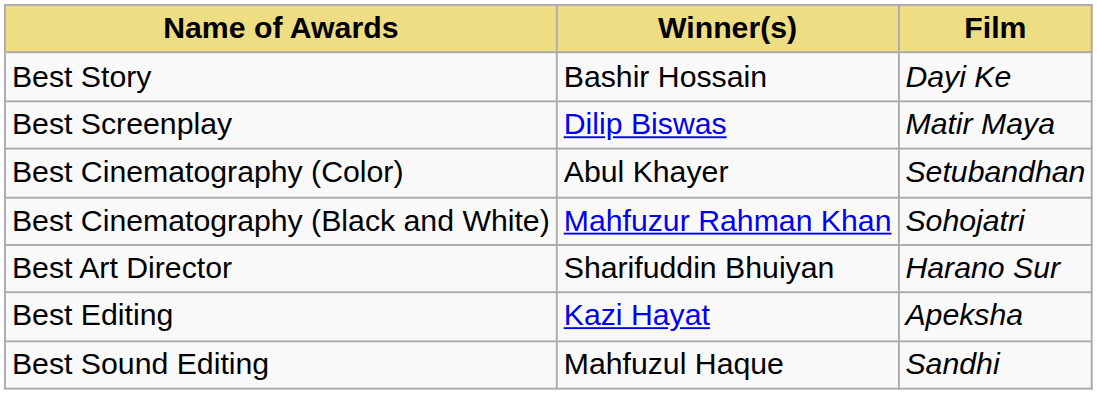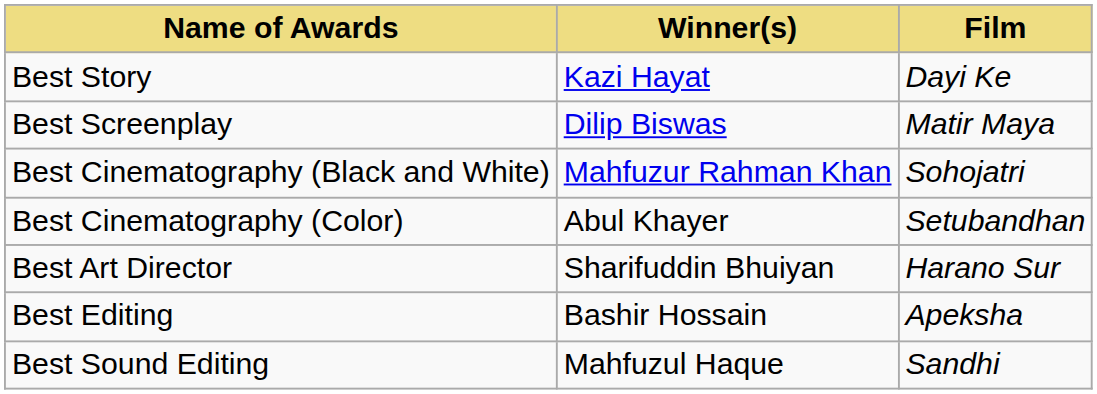(665, 76) Bashir Hossain -> (637, 76) Kazi Hayat
rows swapped: (281, 220) <-> (208, 172)
(637, 316) Kazi Hayat -> (665, 316) Bashir Hossain
